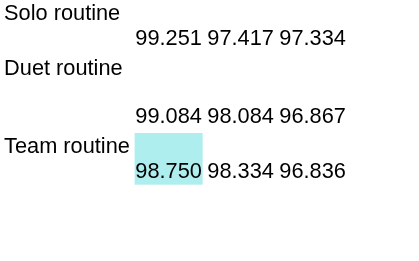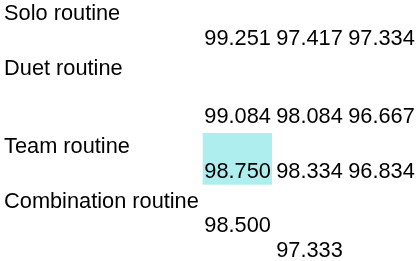(313, 116) 96.867 -> (382, 116) 96.667
(313, 170) 96.836 -> (382, 170) 96.834
+ row: (101, 200)
